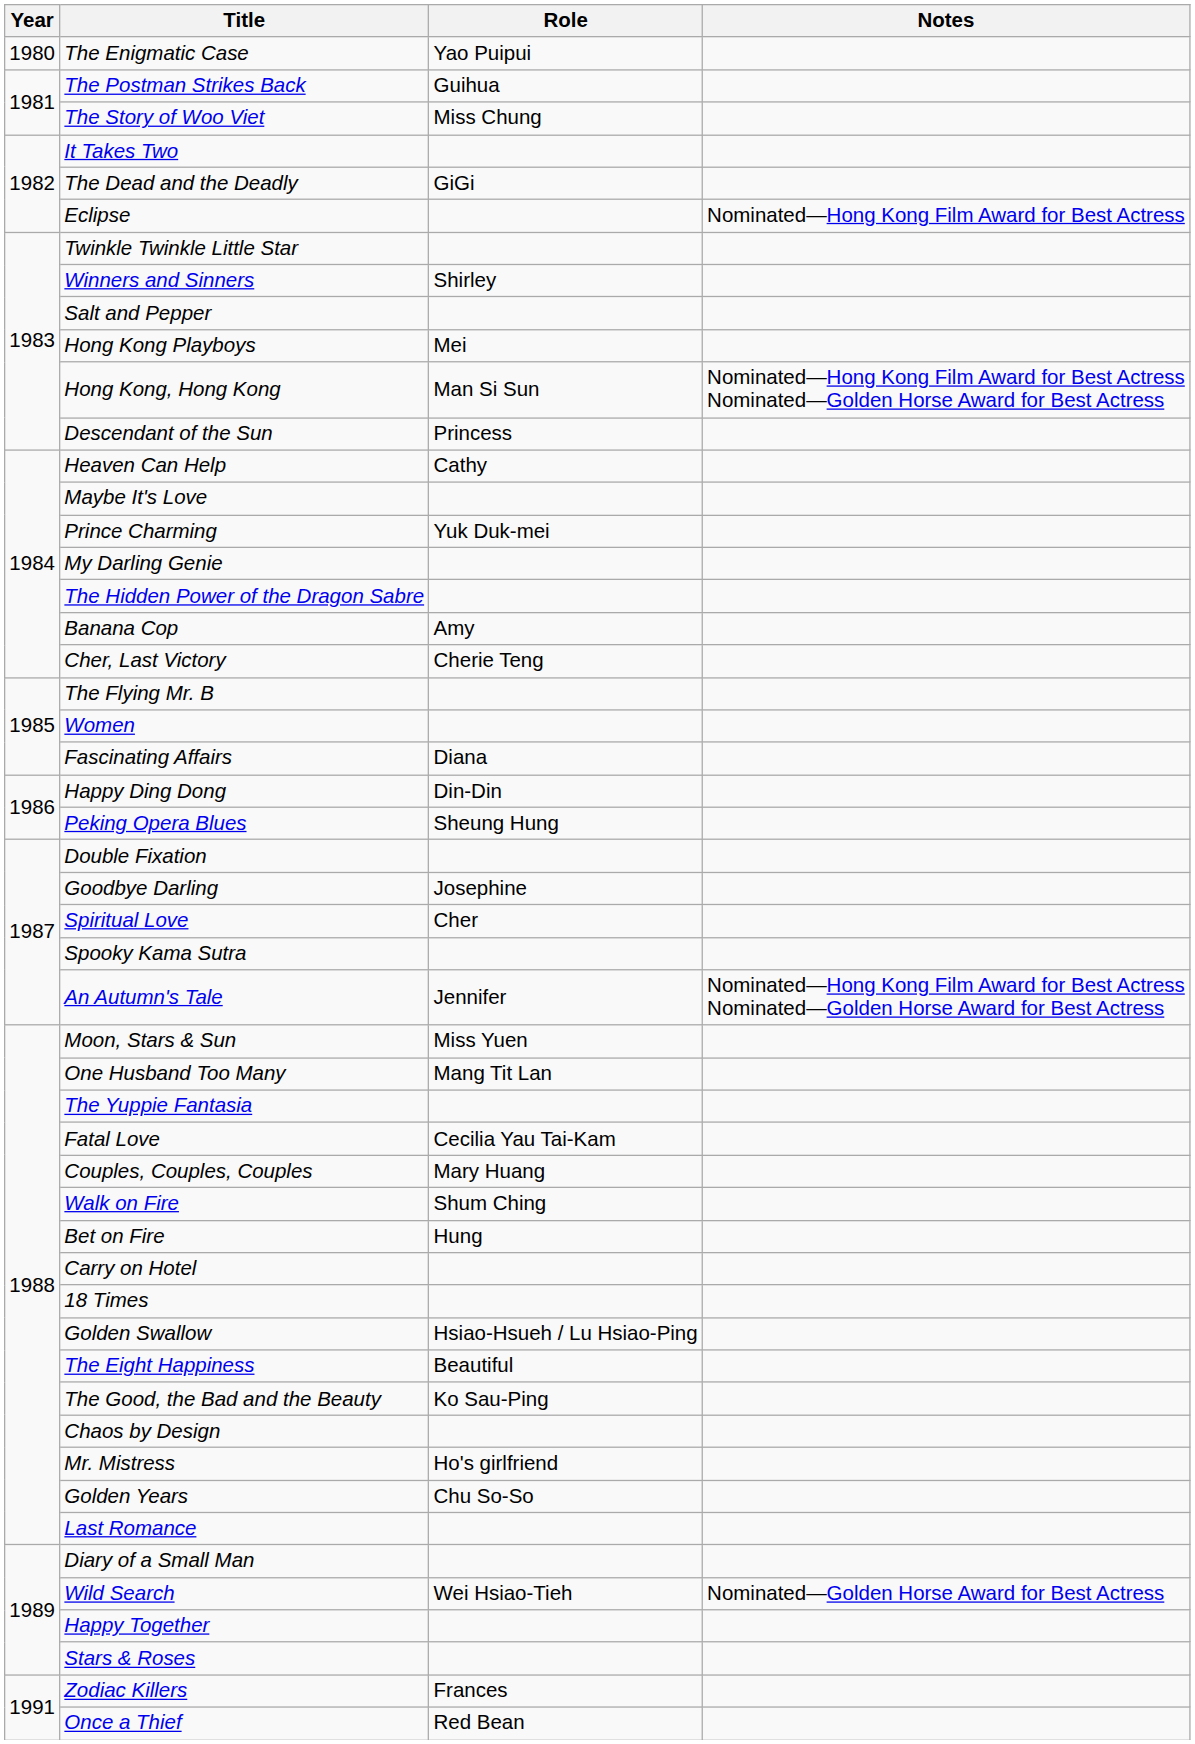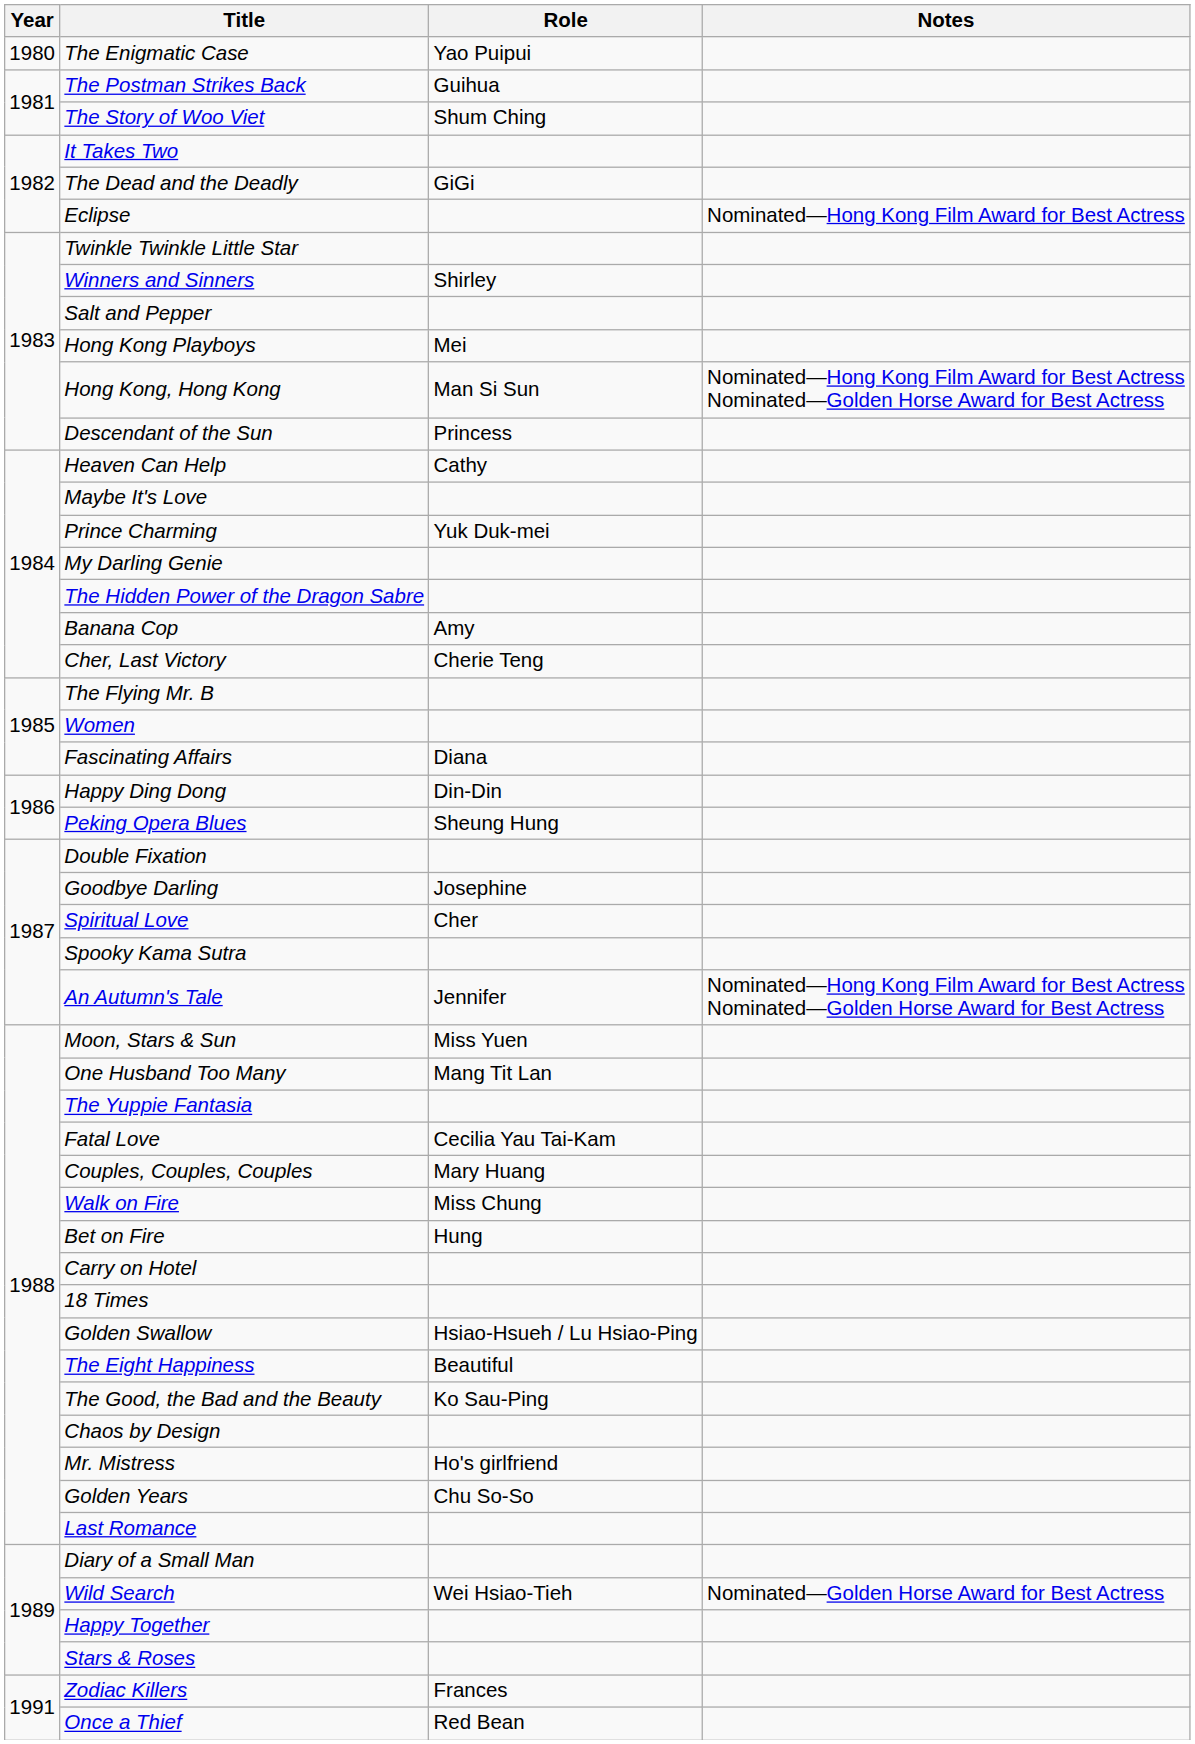(488, 118) Miss Chung -> (490, 118) Shum Ching
(490, 1203) Shum Ching -> (488, 1203) Miss Chung
